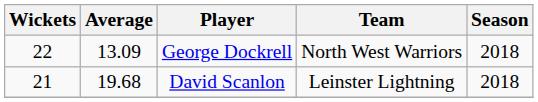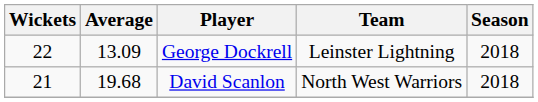(382, 50) North West Warriors -> (382, 50) Leinster Lightning
(382, 81) Leinster Lightning -> (382, 81) North West Warriors
